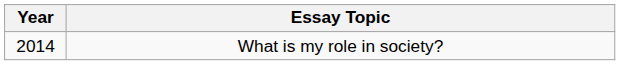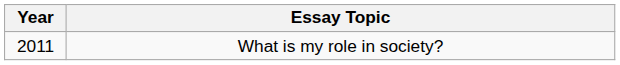(36, 45) 2014 -> (36, 45) 2011
